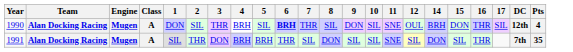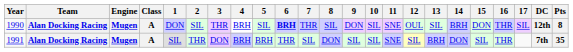+ column: (436, 11)
(538, 25) 4 -> (560, 25) 8
